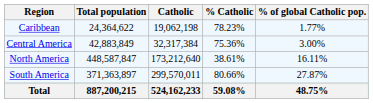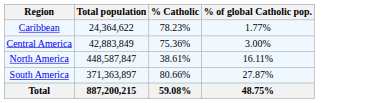- column: (176, 12)
